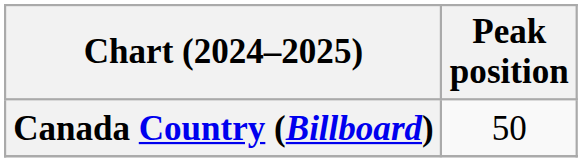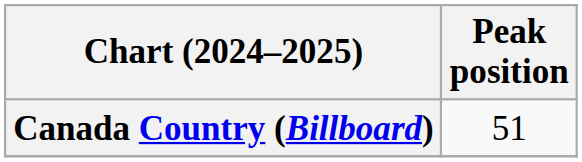(509, 127) 50 -> (509, 127) 51
